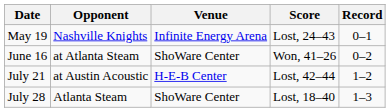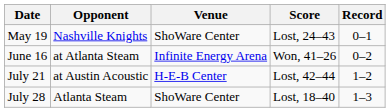(211, 35) Infinite Energy Arena -> (197, 35) ShoWare Center
(197, 55) ShoWare Center -> (211, 55) Infinite Energy Arena
